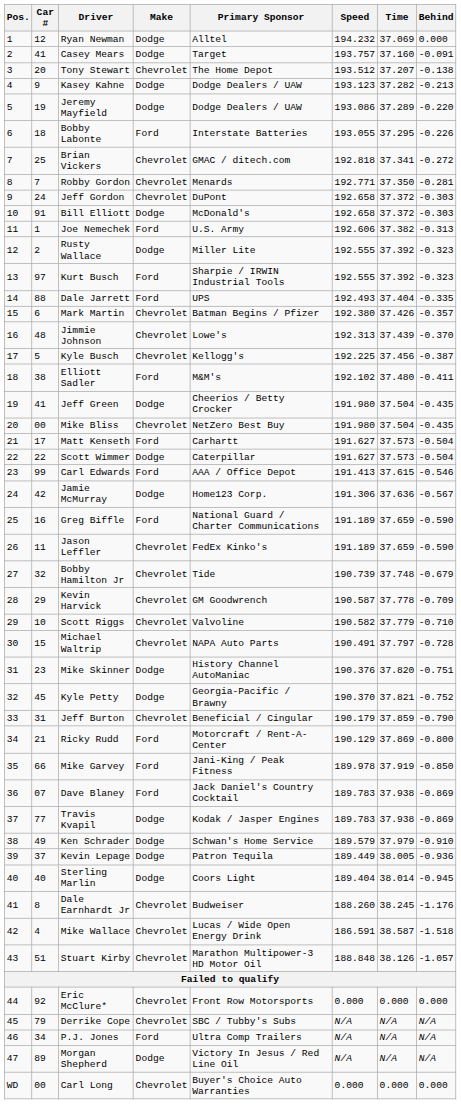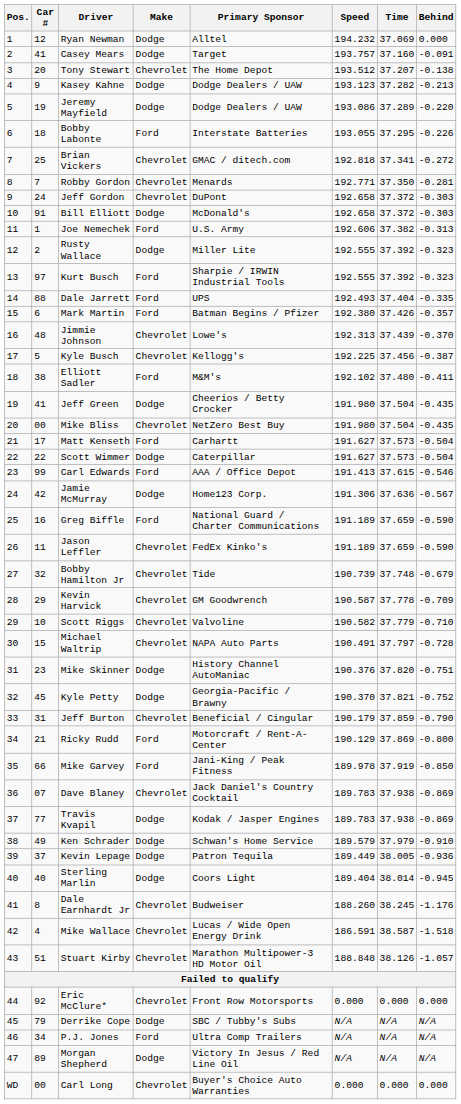(162, 314) Chevrolet -> (147, 314) Ford
(147, 793) Ford -> (162, 793) Chevrolet
(162, 1022) Chevrolet -> (150, 1022) Dodge
